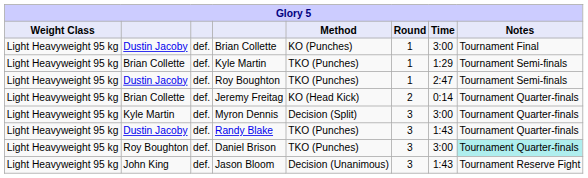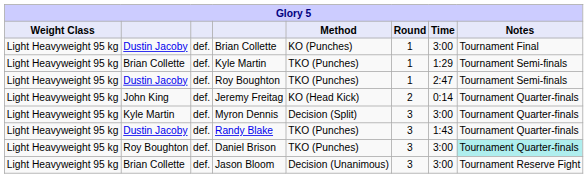(154, 97) Brian Collette -> (146, 97) John King
(146, 165) John King -> (154, 165) Brian Collette
(443, 165) 1:43 -> (443, 165) 3:00
